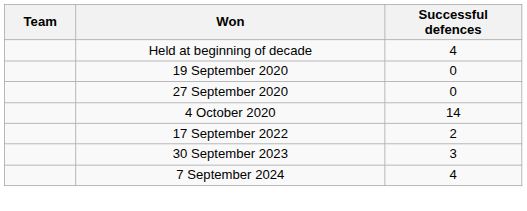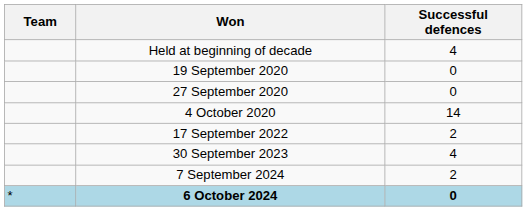(453, 154) 3 -> (453, 154) 4
(453, 175) 4 -> (453, 175) 2
+ row: (230, 196)
